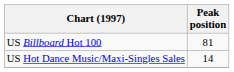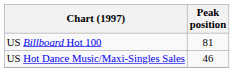(208, 59) 14 -> (208, 59) 46
